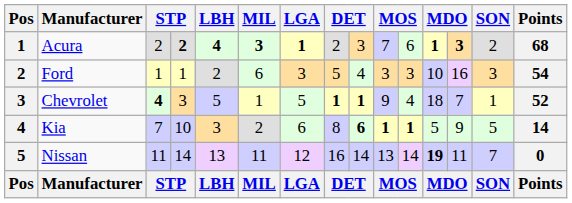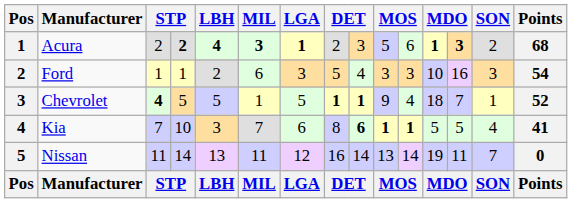(385, 45) 7 -> (385, 45) 5
(183, 100) 3 -> (183, 100) 5
(259, 128) 2 -> (259, 128) 7
(459, 128) 9 -> (459, 128) 5
(493, 128) 5 -> (493, 128) 4
(540, 128) 14 -> (540, 128) 41
(435, 155) bold -> (435, 155) normal
